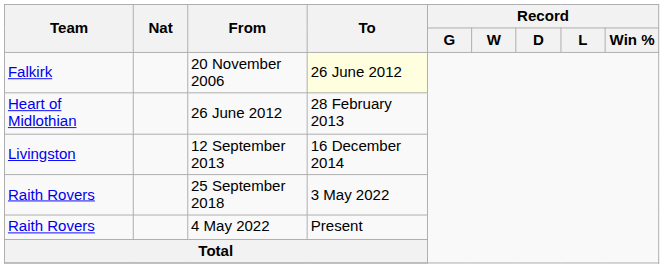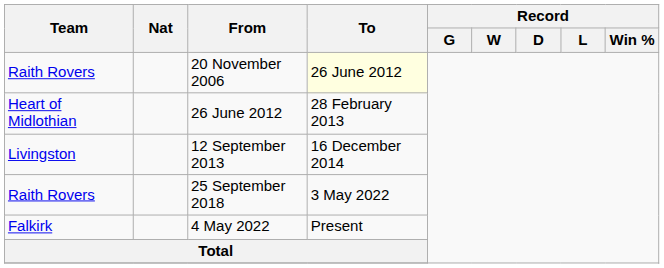(30, 72) Falkirk -> (51, 72) Raith Rovers
(51, 227) Raith Rovers -> (30, 227) Falkirk
